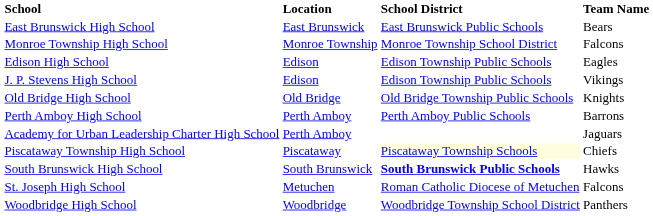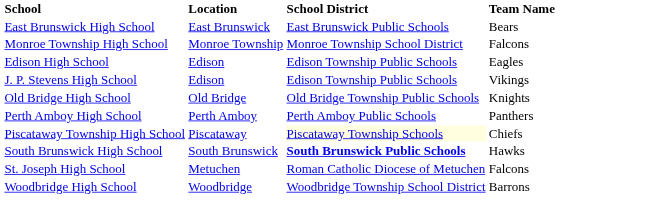(604, 115) Barrons -> (511, 115) Panthers
- row: (142, 133)
(605, 204) Panthers -> (509, 187) Barrons
